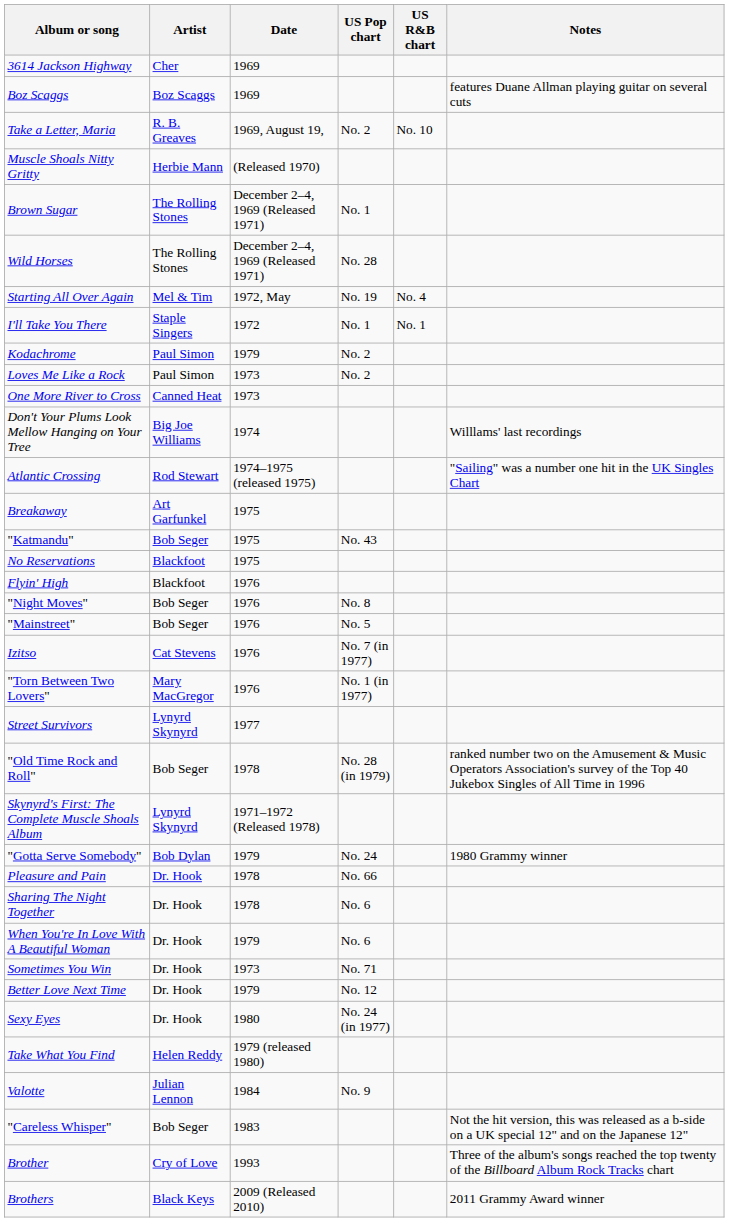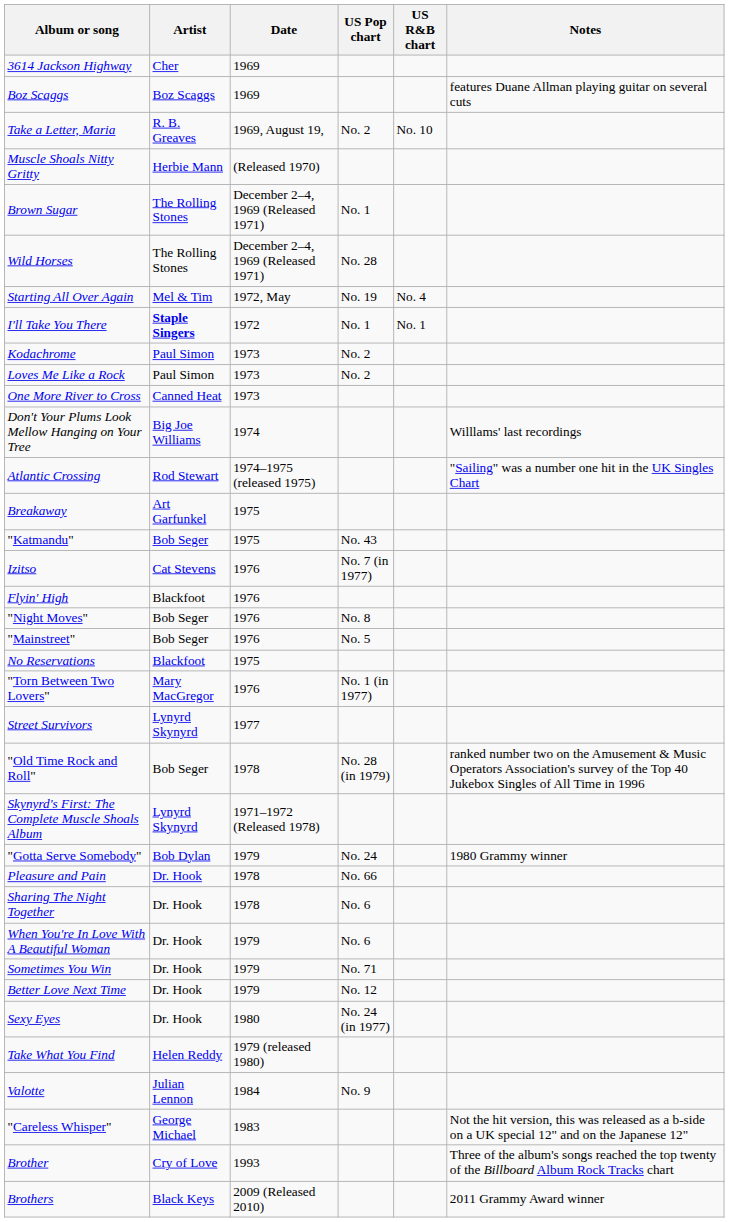(172, 325) normal -> (174, 325) bold
(246, 353) 1979 -> (246, 353) 1973
rows swapped: (51, 561) <-> (22, 652)
(246, 969) 1973 -> (246, 969) 1979
(180, 1127) Bob Seger -> (174, 1127) George Michael
